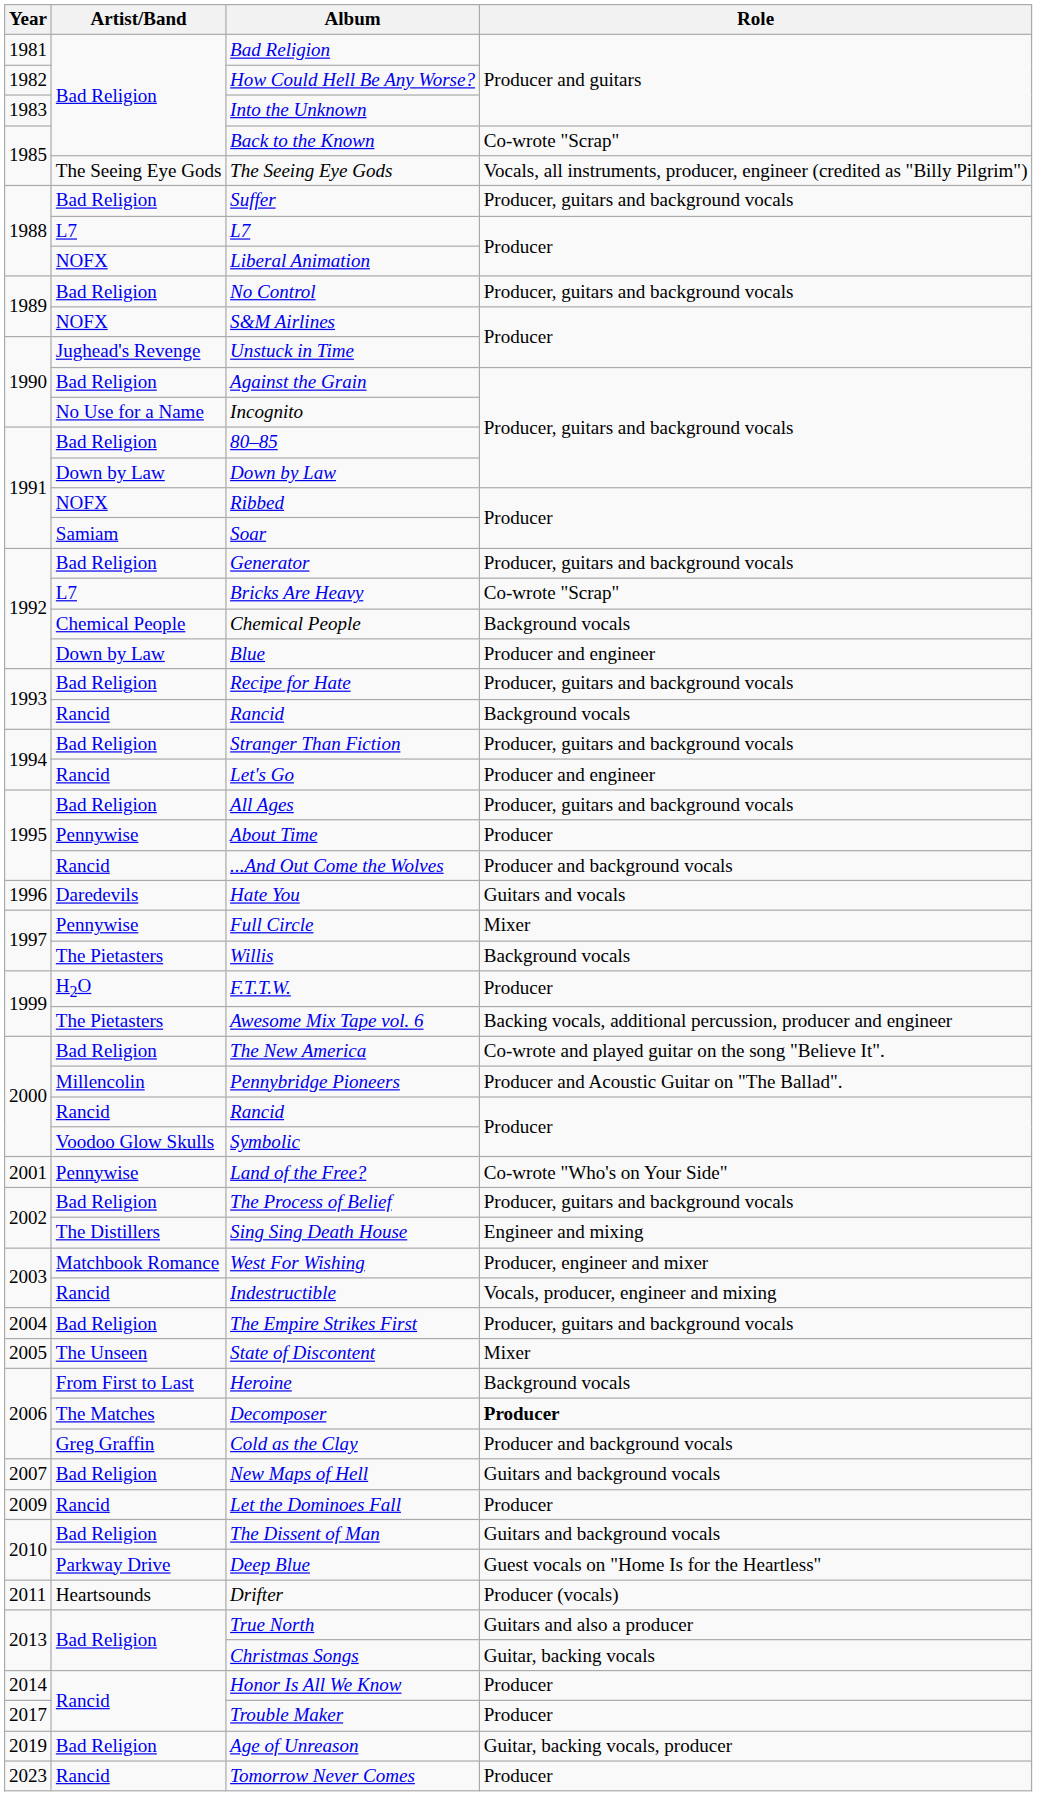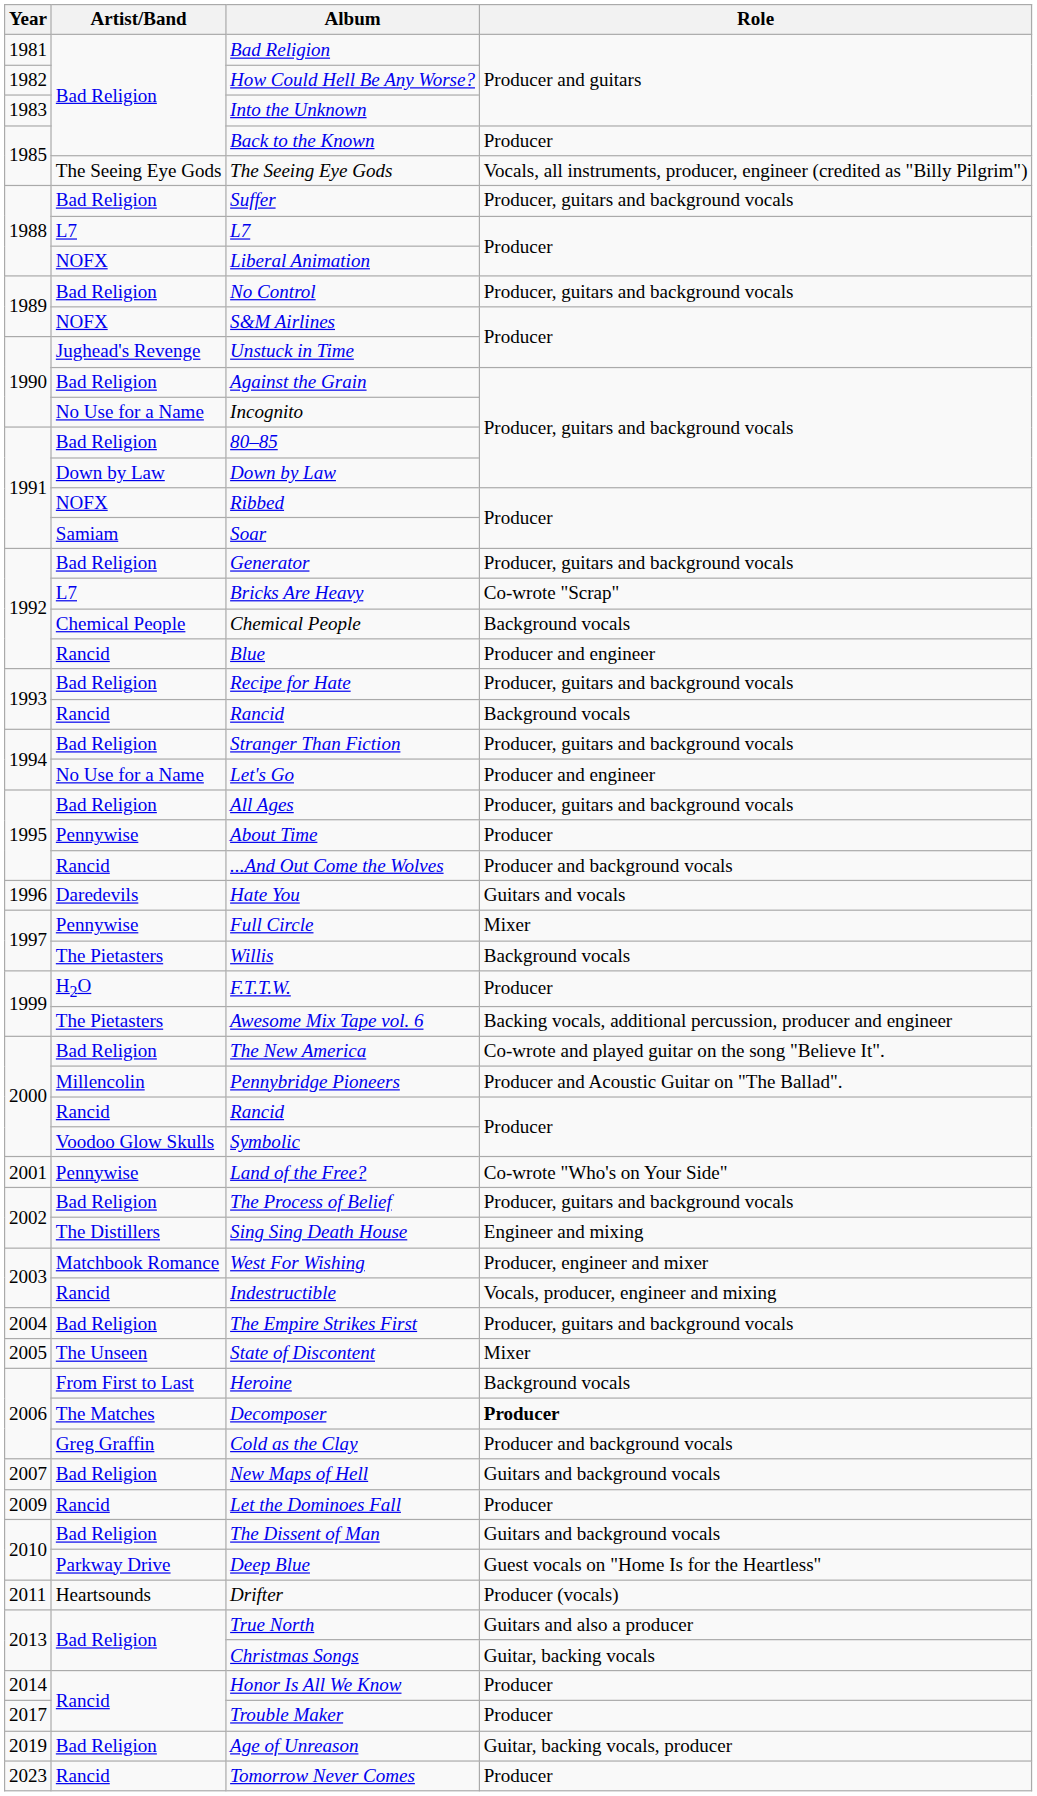(552, 140) Co-wrote "Scrap" -> (518, 140) Producer
(110, 653) Down by Law -> (83, 653) Rancid
(83, 774) Rancid -> (130, 774) No Use for a Name
